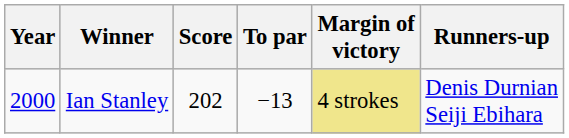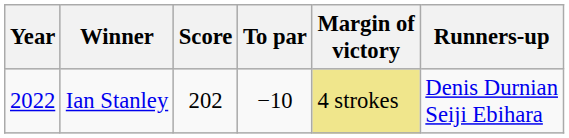(33, 100) 2000 -> (33, 100) 2022
(275, 100) −13 -> (275, 100) −10
